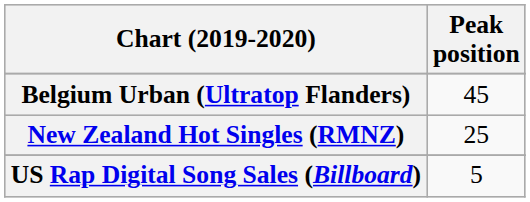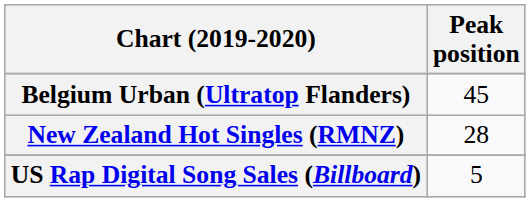(476, 134) 25 -> (476, 134) 28
